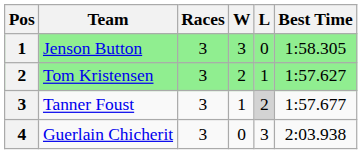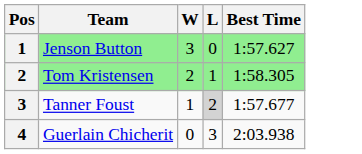- column: (203, 19)
(315, 47) 1:58.305 -> (264, 47) 1:57.627
(315, 76) 1:57.627 -> (264, 76) 1:58.305
